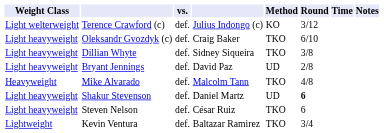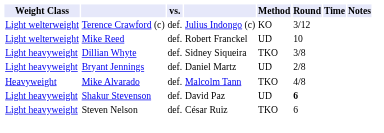- row: (127, 39)
+ row: (103, 39)
(213, 67) David Paz -> (211, 67) Daniel Martz
(218, 96) Daniel Martz -> (205, 96) David Paz
- row: (110, 124)
